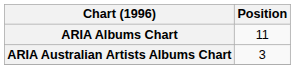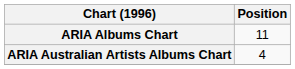(262, 54) 3 -> (262, 54) 4
